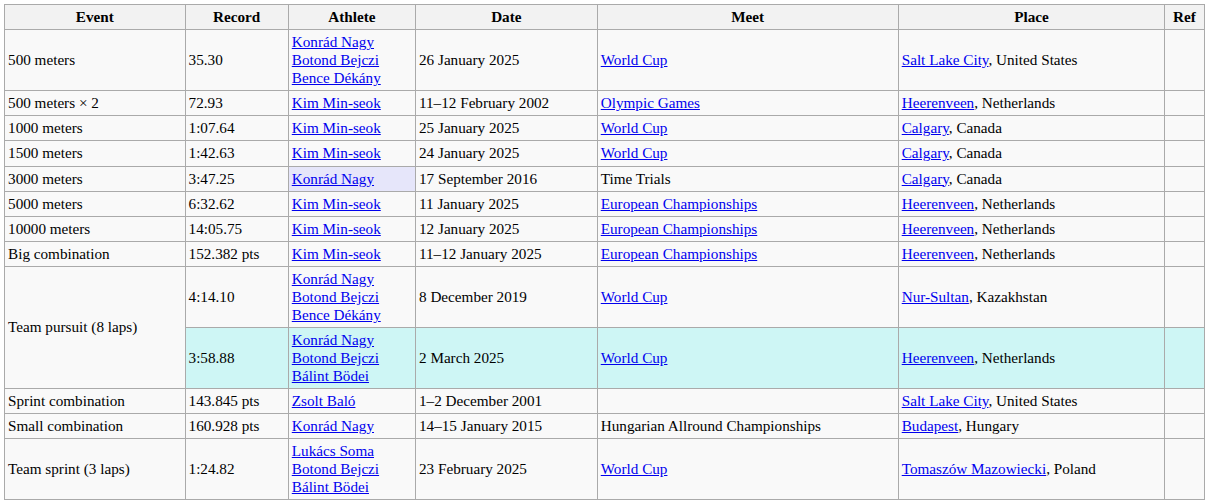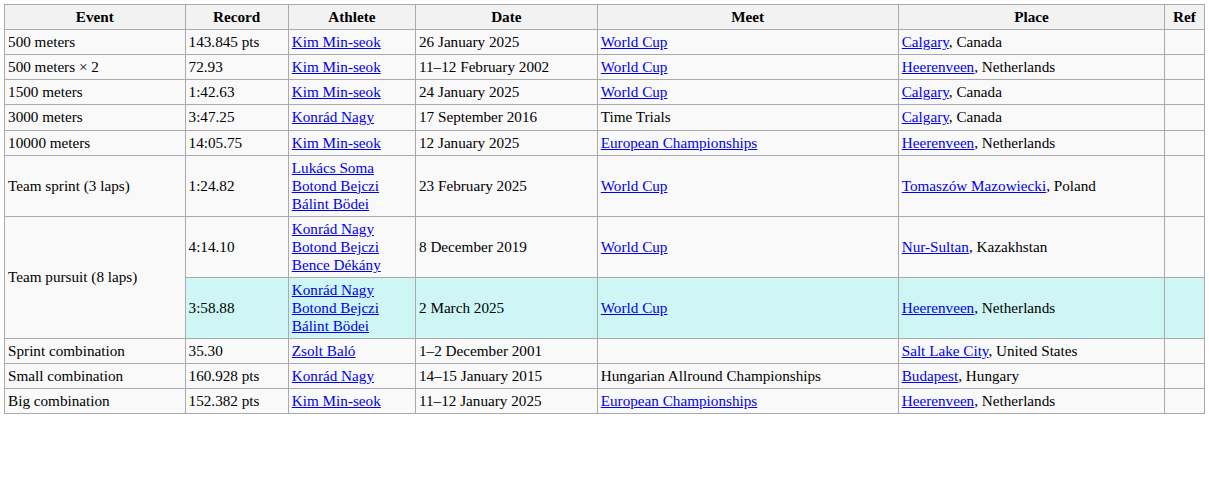(206, 60) 35.30 -> (224, 42) 143.845 pts
(336, 60) Konrád Nagy Botond Bejczi Bence Dékány -> (336, 42) Kim Min-seok
(990, 60) Salt Lake City, United States -> (952, 42) Calgary, Canada
(650, 103) Olympic Games -> (634, 67) World Cup
- row: (469, 128)
(333, 178) lavender background -> (333, 117) no background
- row: (469, 203)
rows swapped: (473, 469) <-> (480, 253)
(224, 400) 143.845 pts -> (206, 350) 35.30
